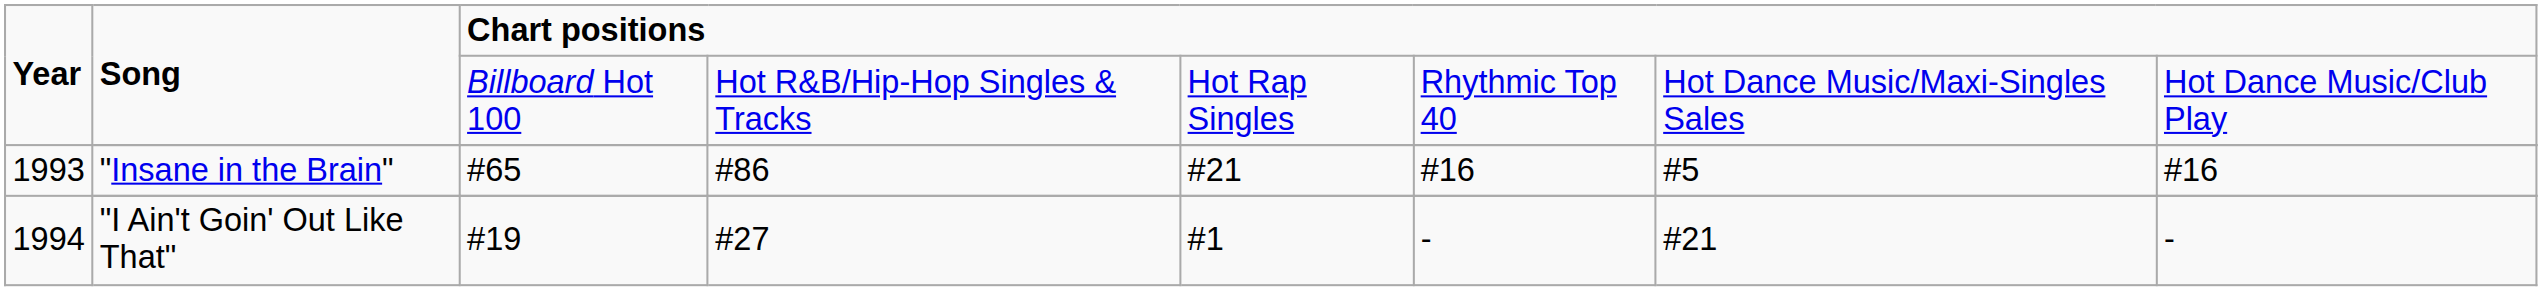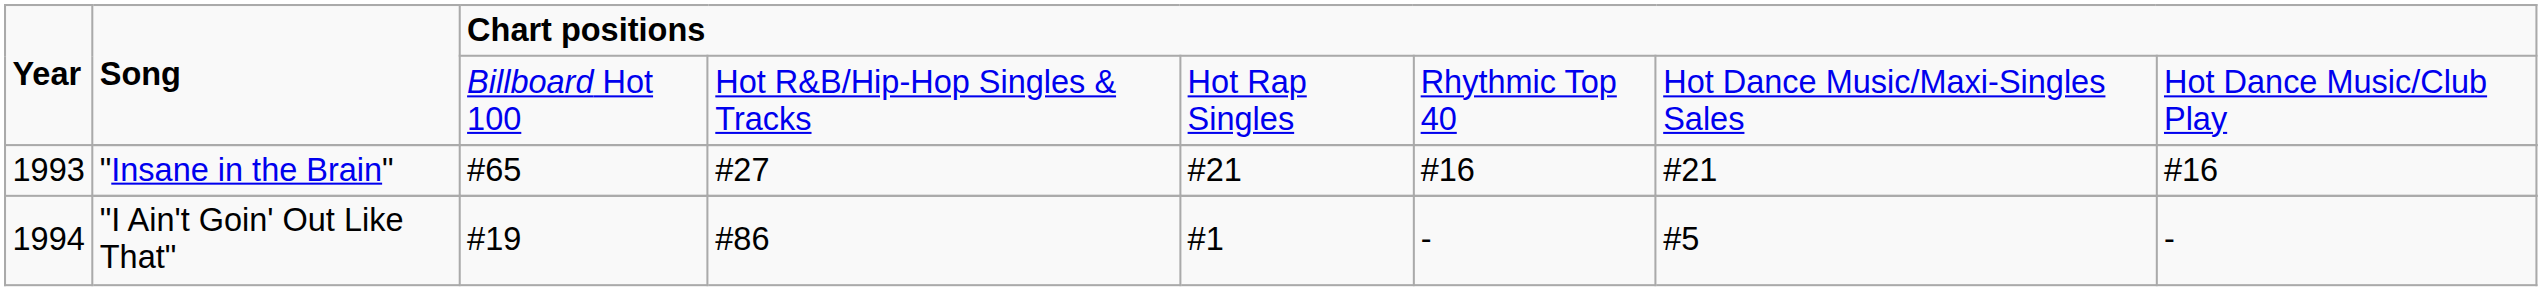(742, 169) #86 -> (742, 169) #27
(1681, 169) #5 -> (1690, 169) #21
(742, 239) #27 -> (742, 239) #86
(1690, 239) #21 -> (1681, 239) #5
